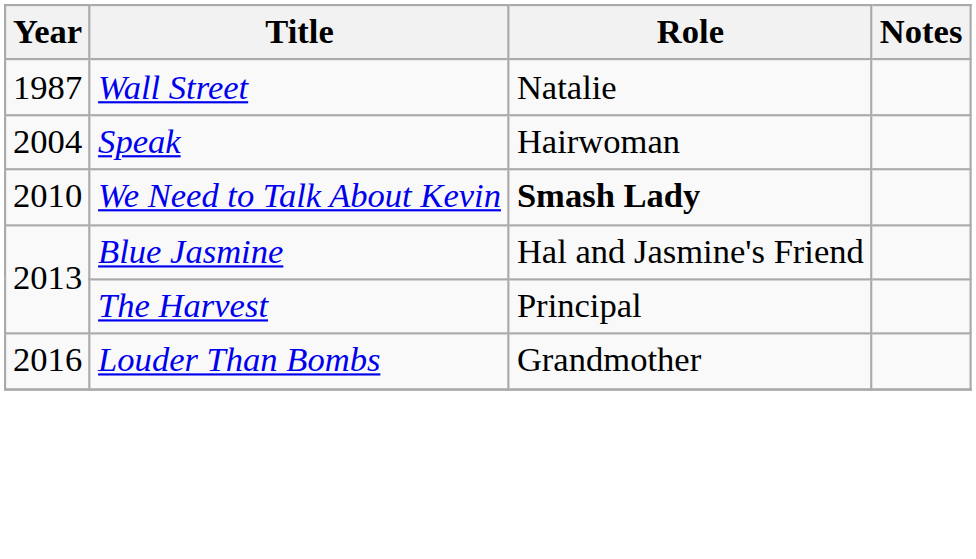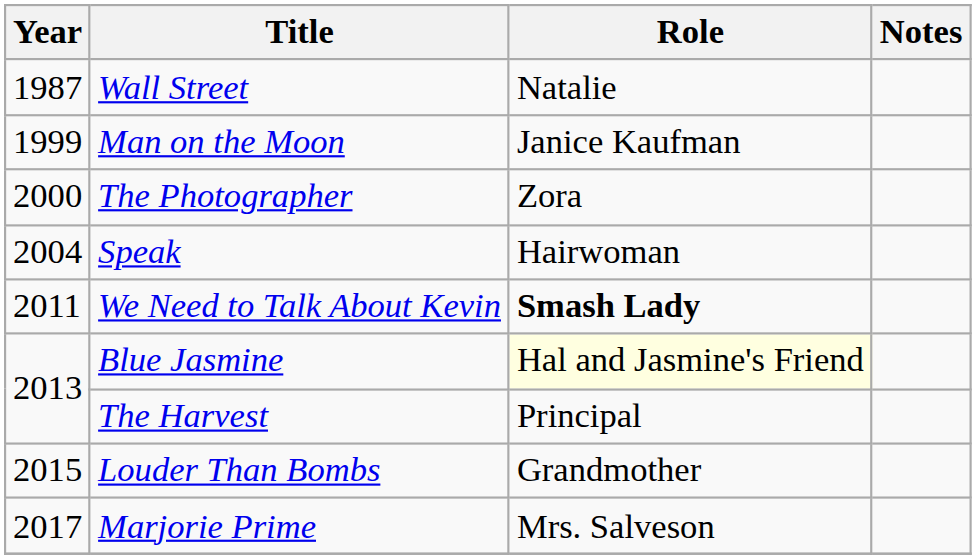+ row: (221, 141)
+ row: (225, 196)
(48, 196) 2010 -> (47, 305) 2011
(690, 251) no background -> (690, 360) lightyellow background
(48, 360) 2016 -> (48, 470) 2015
+ row: (207, 525)
